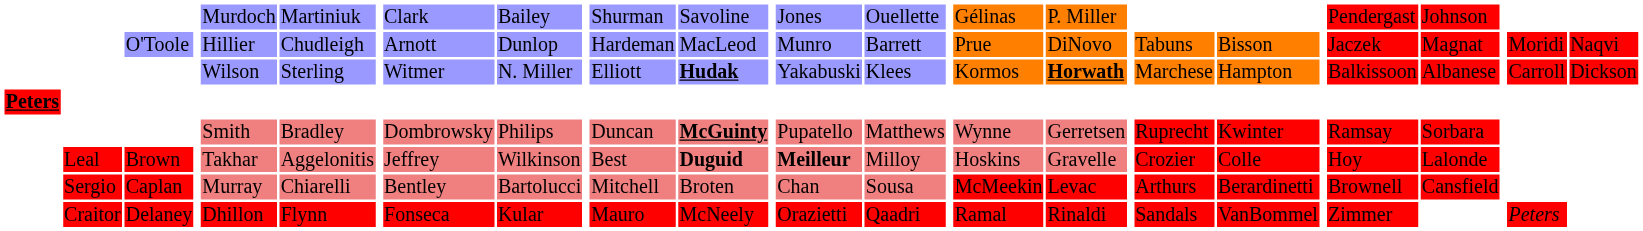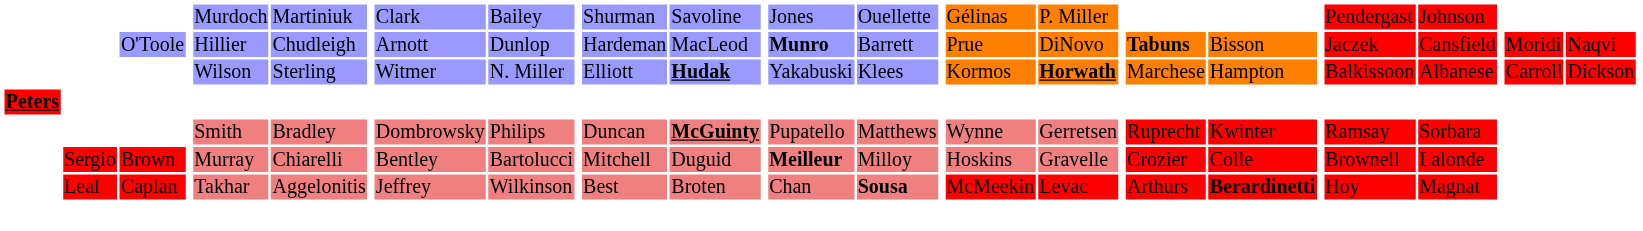(804, 44) normal -> (799, 44) bold
(1164, 44) normal -> (1158, 44) bold
(1452, 44) Magnat -> (1458, 44) Cansfield
(82, 159) Leal -> (90, 159) Sergio
(230, 159) Takhar -> (224, 159) Murray
(327, 159) Aggelonitis -> (308, 159) Chiarelli
(412, 159) Jeffrey -> (407, 159) Bentley
(539, 159) Wilkinson -> (531, 159) Bartolucci
(609, 159) Best -> (617, 159) Mitchell
(711, 159) bold -> (701, 159) normal
(1345, 159) Hoy -> (1363, 159) Brownell
(90, 186) Sergio -> (82, 186) Leal
(232, 186) Murray -> (222, 186) Takhar
(316, 186) Chiarelli -> (319, 186) Aggelonitis
(415, 186) Bentley -> (403, 186) Jeffrey
(540, 186) Bartolucci -> (531, 186) Wilkinson
(625, 186) Mitchell -> (601, 186) Best
(890, 186) normal -> (883, 186) bold
(1266, 186) normal -> (1263, 186) bold
(1365, 186) Brownell -> (1343, 186) Hoy
(1460, 186) Cansfield -> (1450, 186) Magnat
- row: (32, 214)
